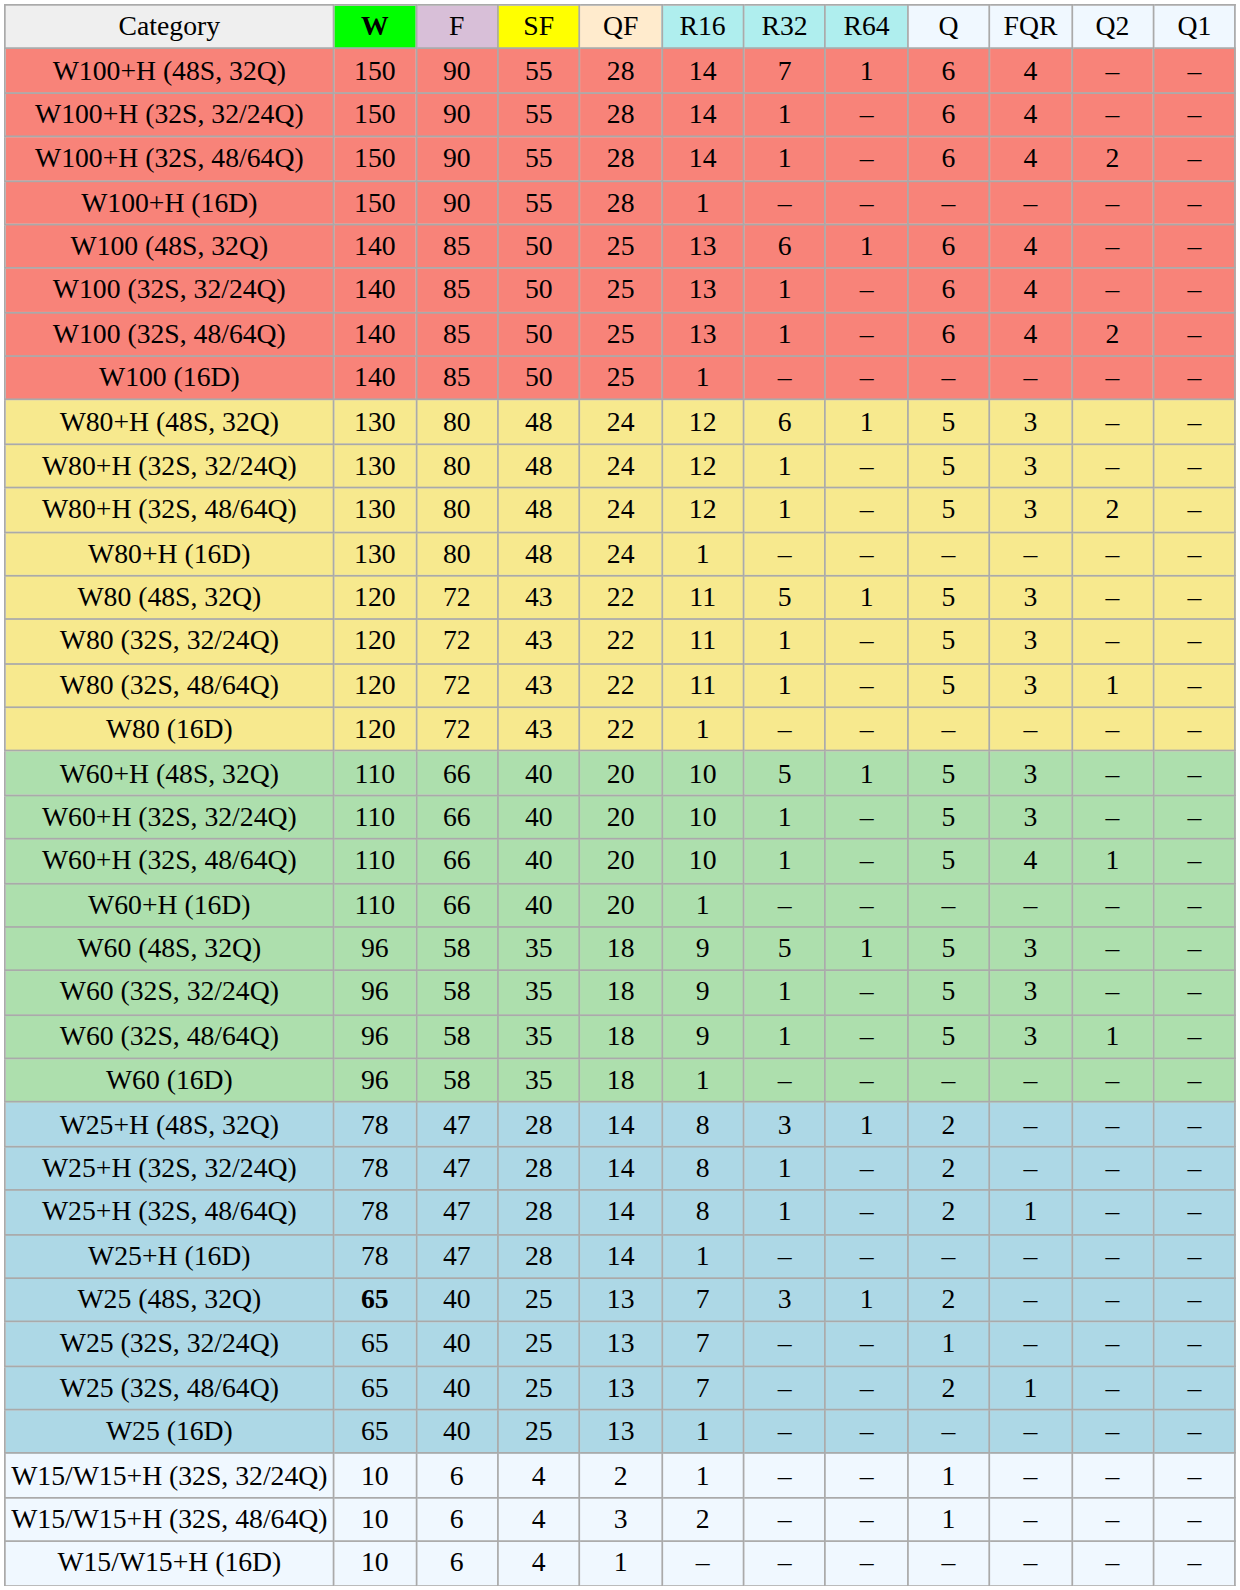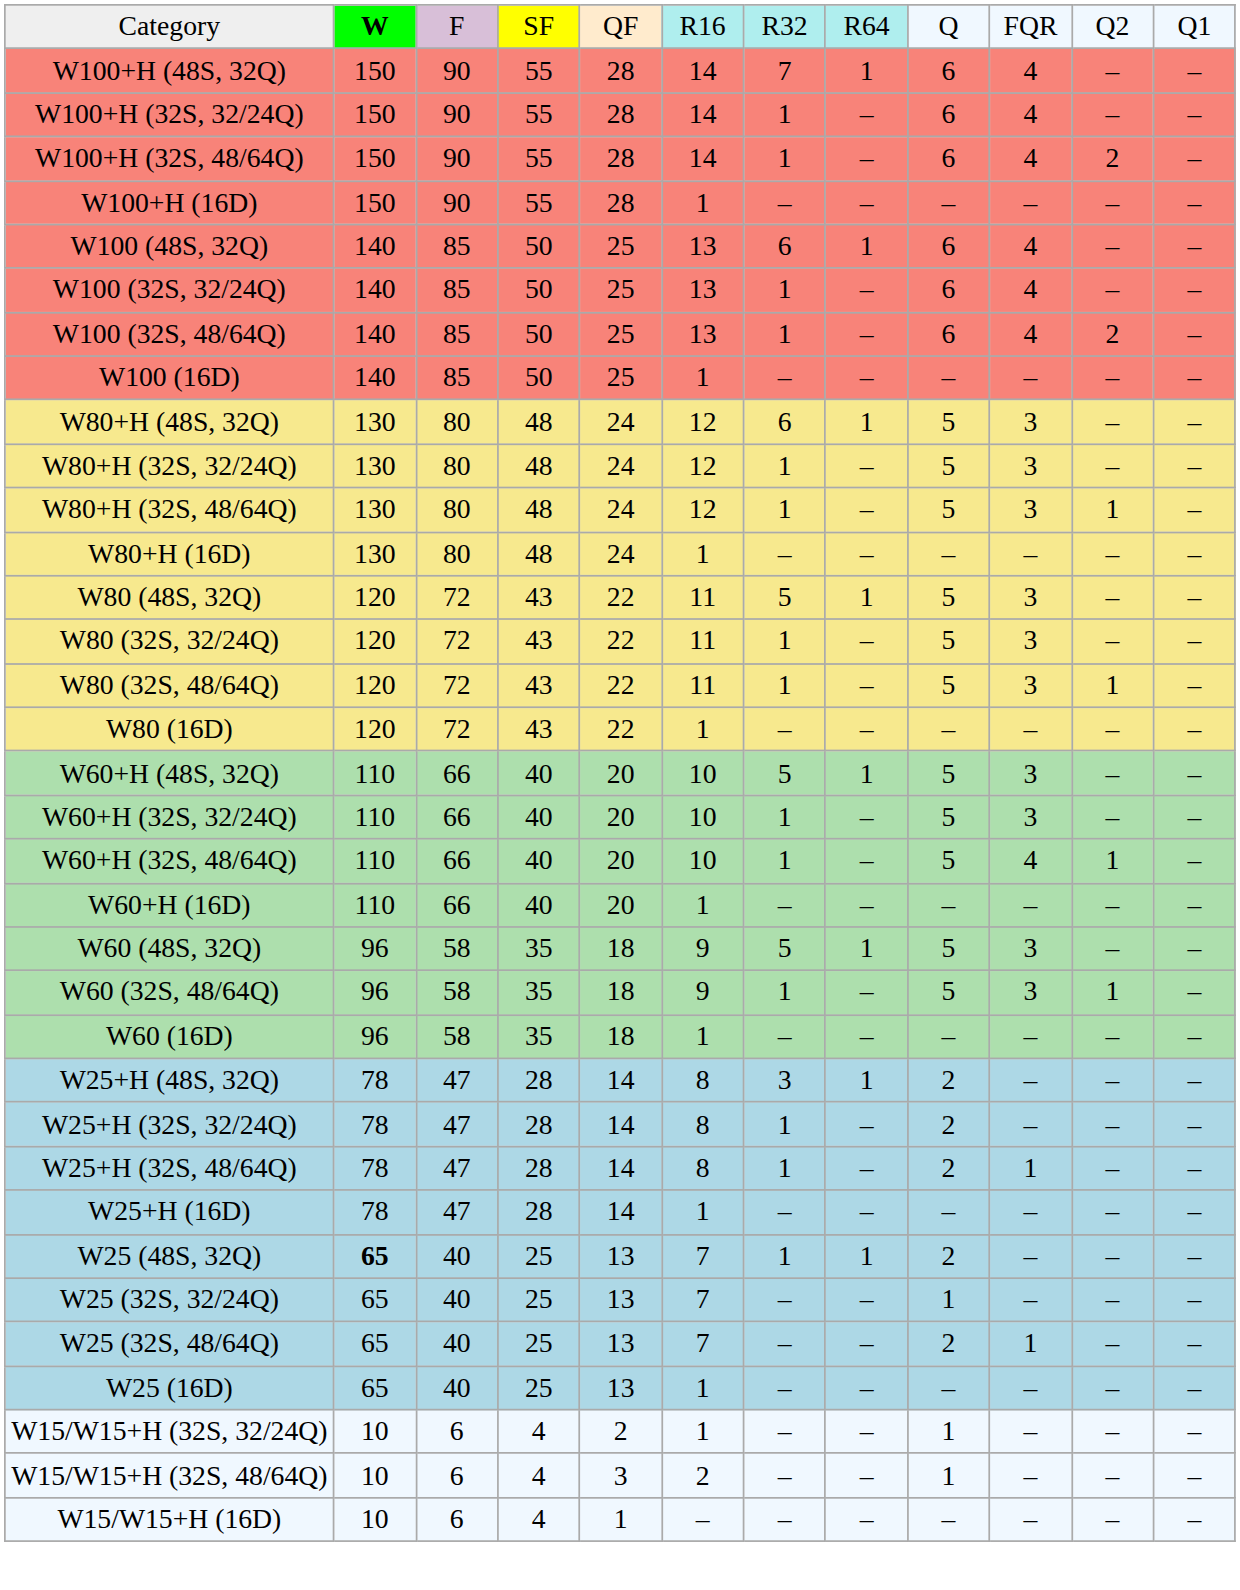(1112, 509) 2 -> (1112, 509) 1
- row: (169, 992)
(785, 1299) 3 -> (785, 1255) 1
